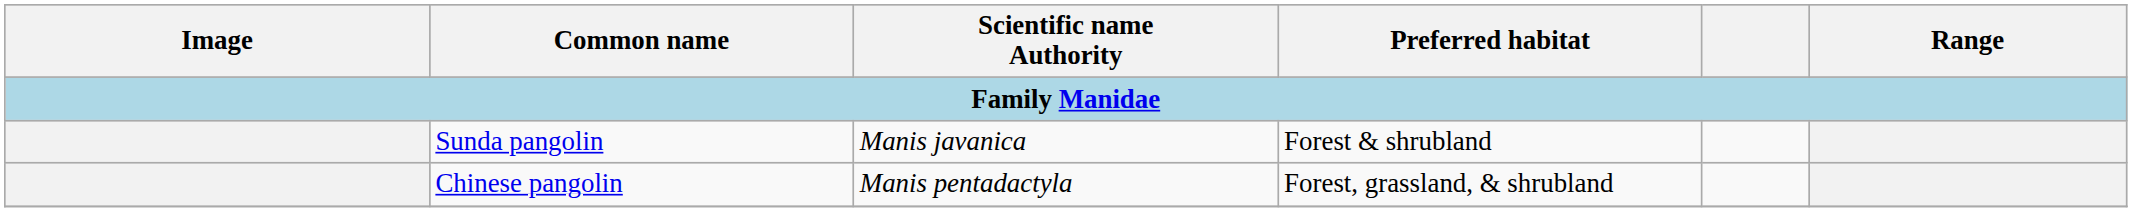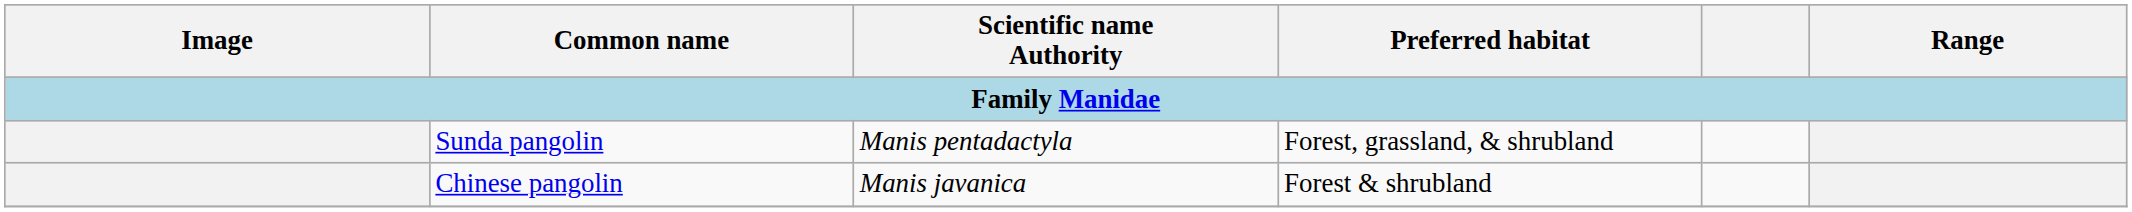(943, 141) Manis javanica -> (966, 141) Manis pentadactyla
(1388, 141) Forest & shrubland -> (1449, 141) Forest, grassland, & shrubland
(966, 183) Manis pentadactyla -> (943, 183) Manis javanica
(1449, 183) Forest, grassland, & shrubland -> (1388, 183) Forest & shrubland
